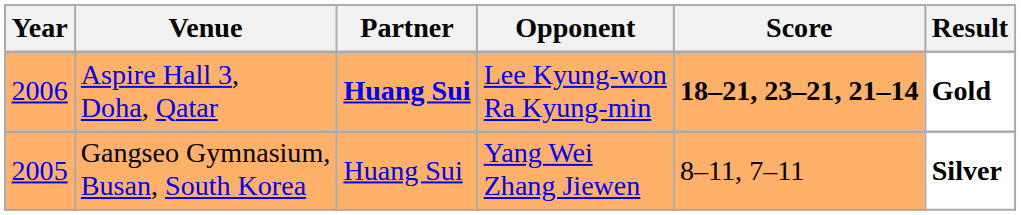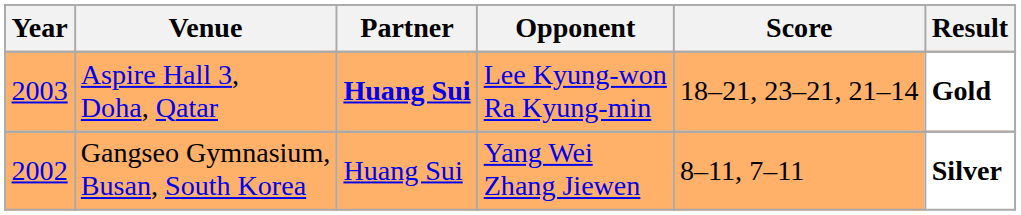(40, 90) 2006 -> (40, 90) 2003
(799, 90) bold -> (799, 90) normal
(40, 170) 2005 -> (40, 170) 2002
